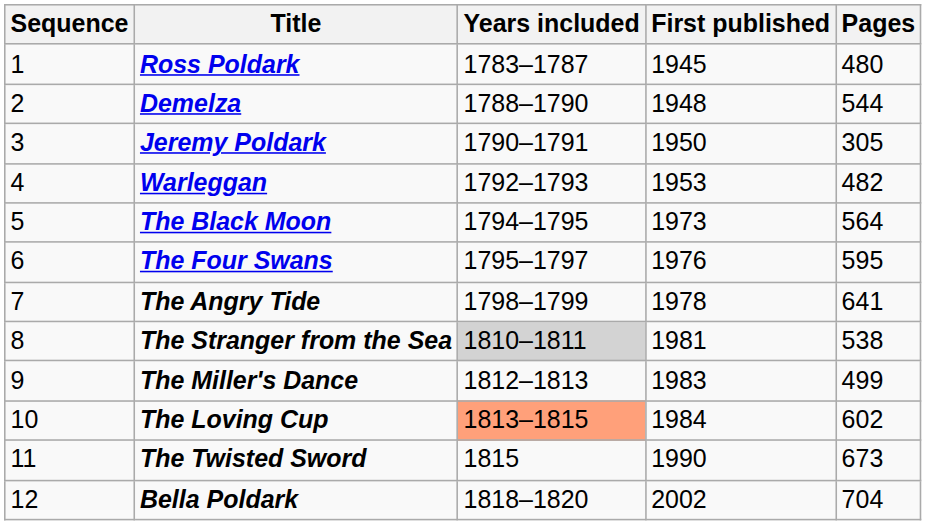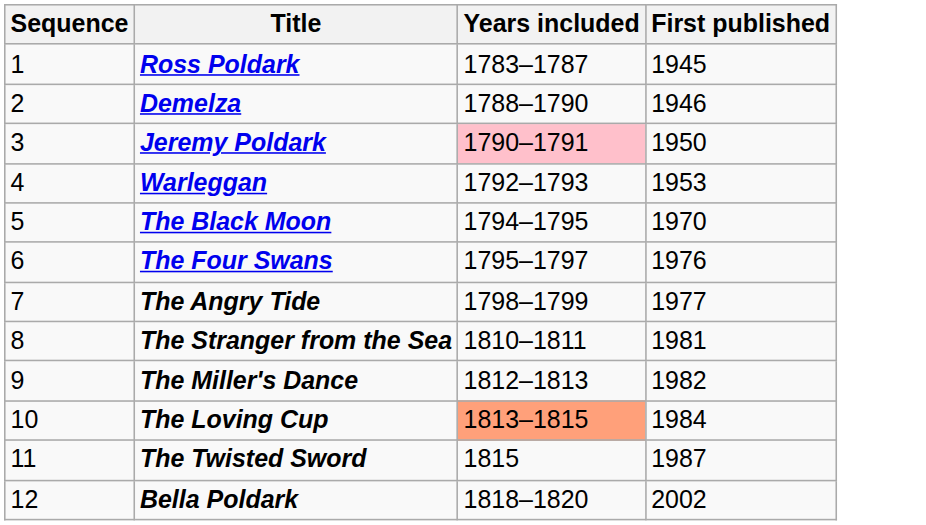- column: (878, 24)
(679, 103) 1948 -> (679, 103) 1946
(526, 143) no background -> (526, 143) pink background
(679, 222) 1973 -> (679, 222) 1970
(679, 301) 1978 -> (679, 301) 1977
(525, 340) lightgrey background -> (525, 340) no background
(679, 380) 1983 -> (679, 380) 1982
(679, 459) 1990 -> (679, 459) 1987
